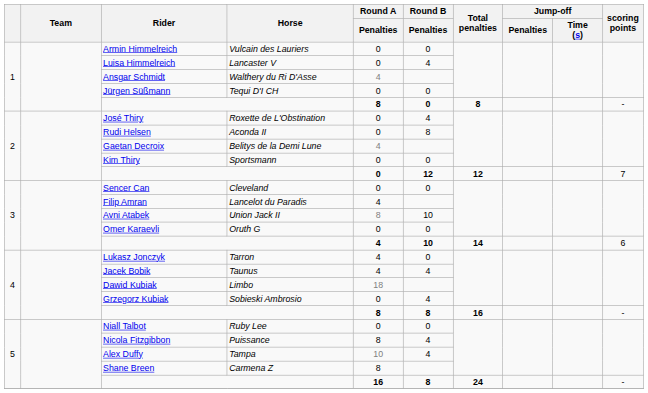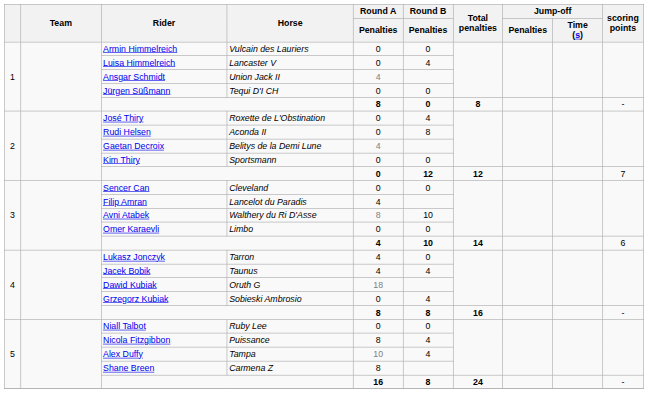(273, 77) Walthery du Ri D'Asse -> (255, 77) Union Jack II
(255, 216) Union Jack II -> (273, 216) Walthery du Ri D'Asse
(245, 230) Oruth G -> (241, 230) Limbo
(241, 285) Limbo -> (245, 285) Oruth G
